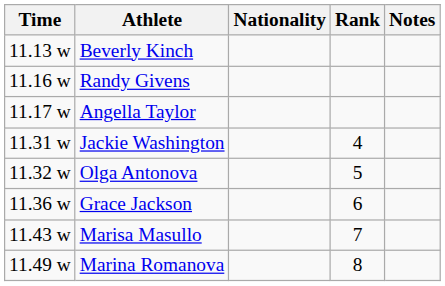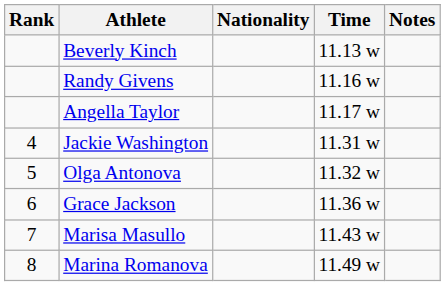columns swapped: (357, 19) <-> (40, 19)
